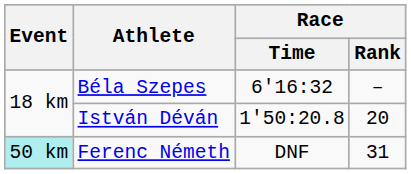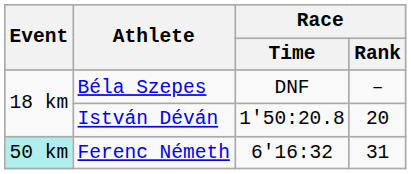(292, 87) 6'16:32 -> (292, 87) DNF
(292, 152) DNF -> (292, 152) 6'16:32
